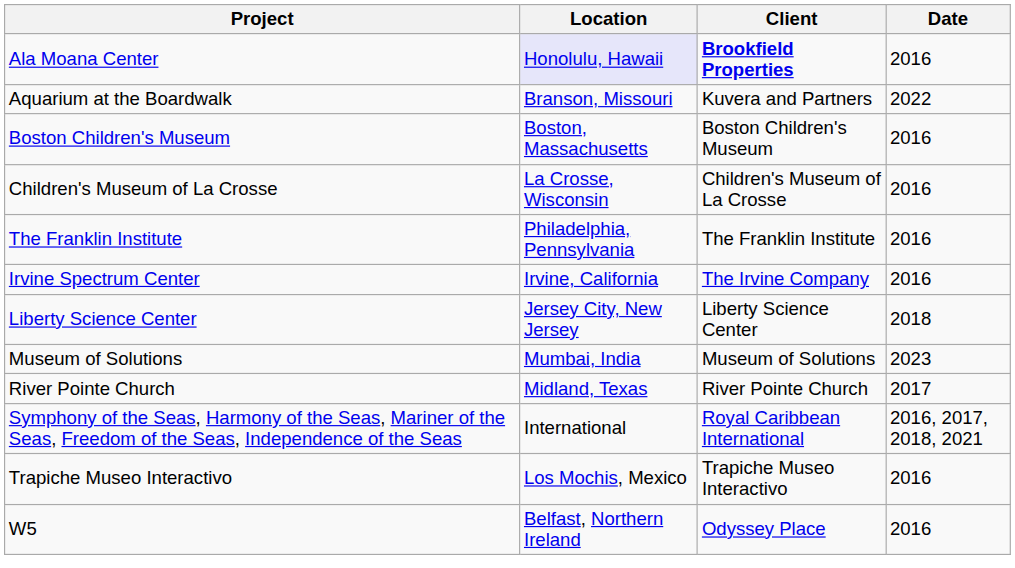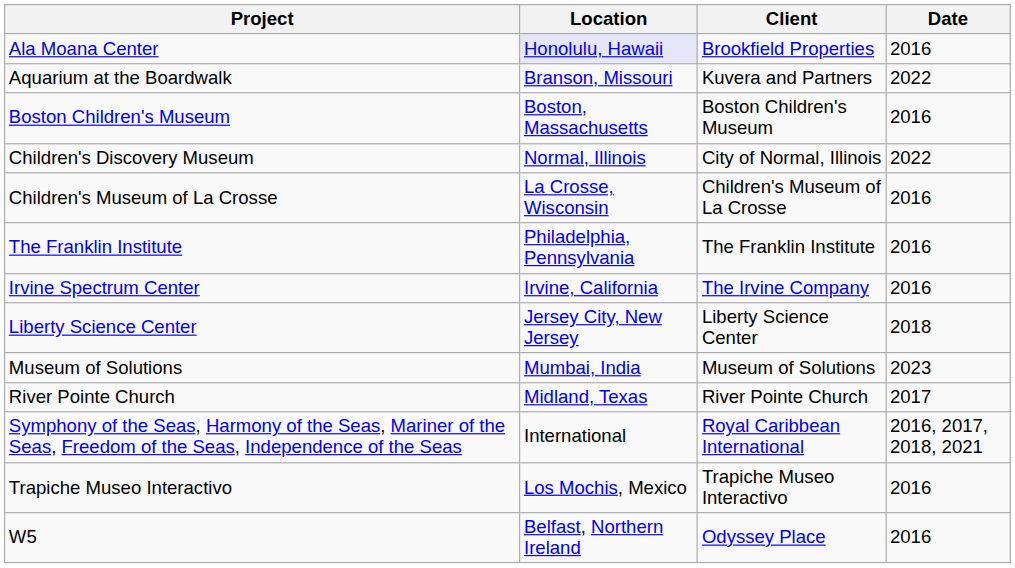(748, 59) bold -> (788, 48) normal
+ row: (131, 157)
